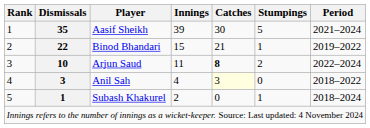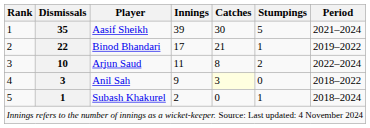(179, 47) 15 -> (179, 47) 17
(217, 64) bold -> (217, 64) normal
(176, 81) 4 -> (176, 81) 9
